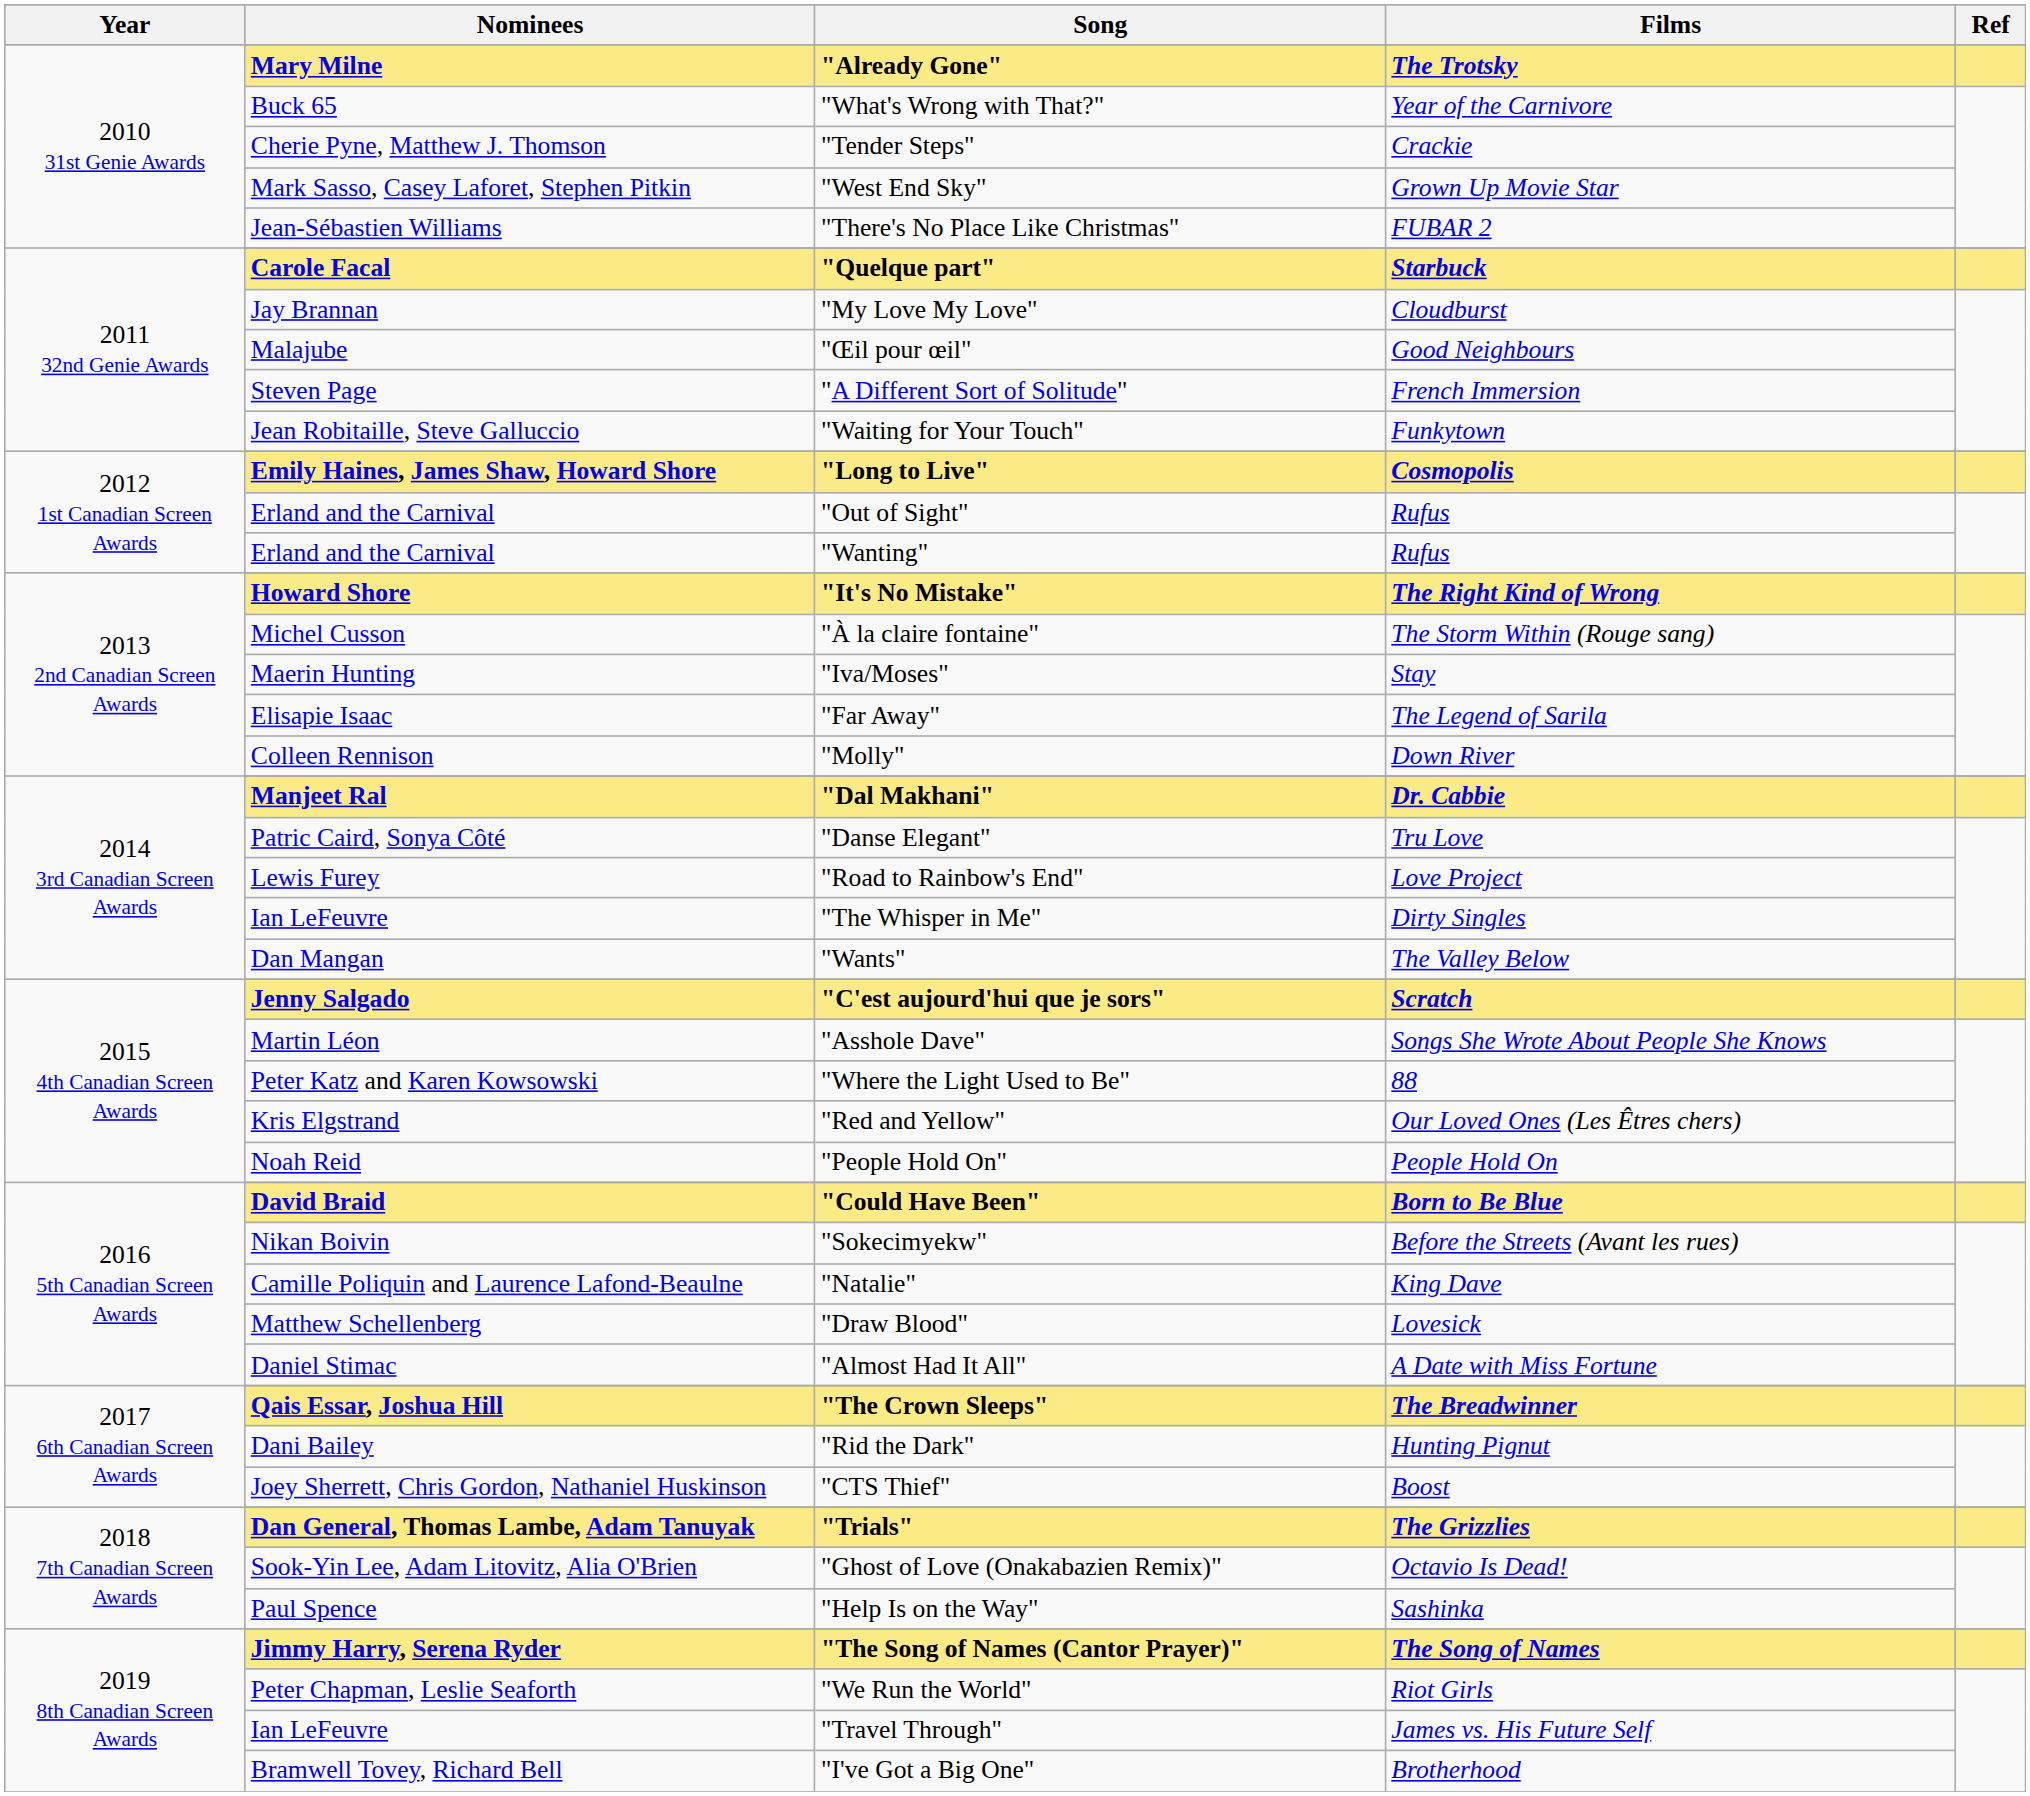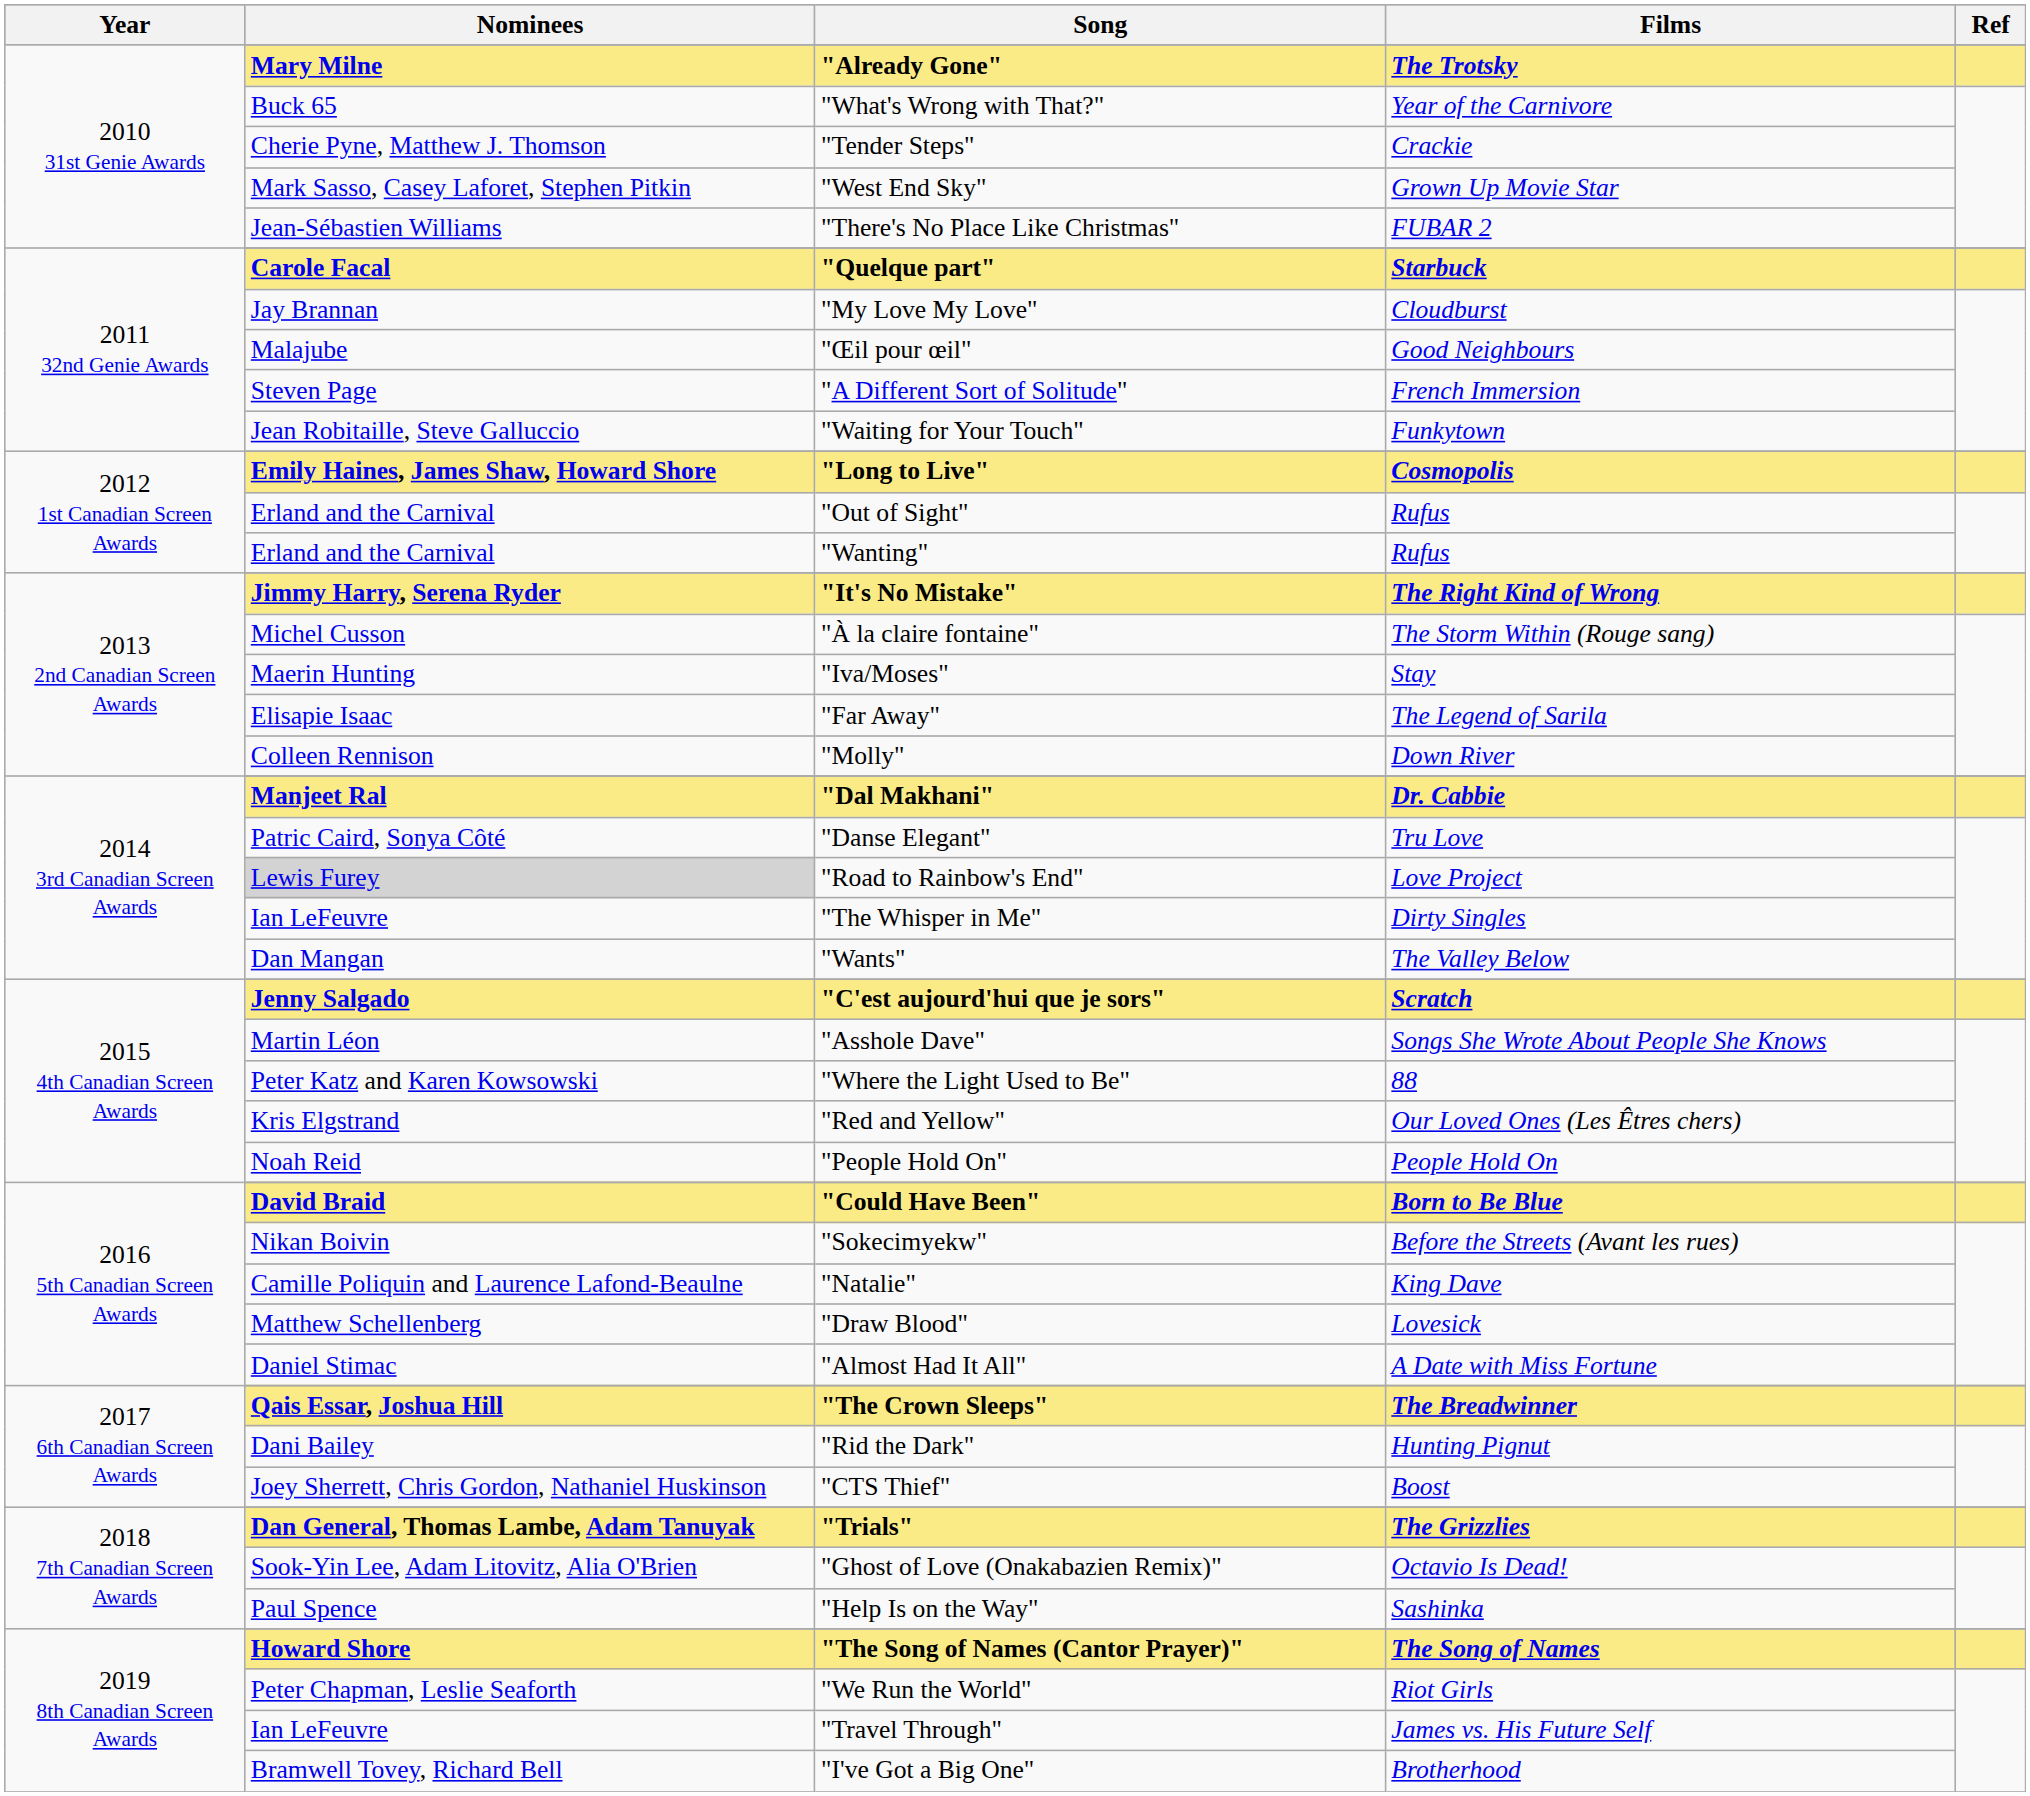(331, 593) Howard Shore -> (406, 593) Jimmy Harry, Serena Ryder
(315, 877) no background -> (315, 877) lightgrey background
(406, 1648) Jimmy Harry, Serena Ryder -> (331, 1648) Howard Shore
